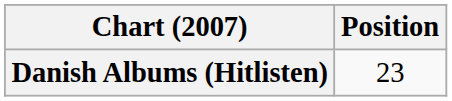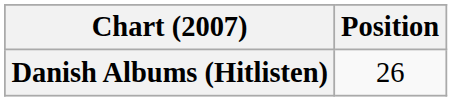(390, 72) 23 -> (390, 72) 26
